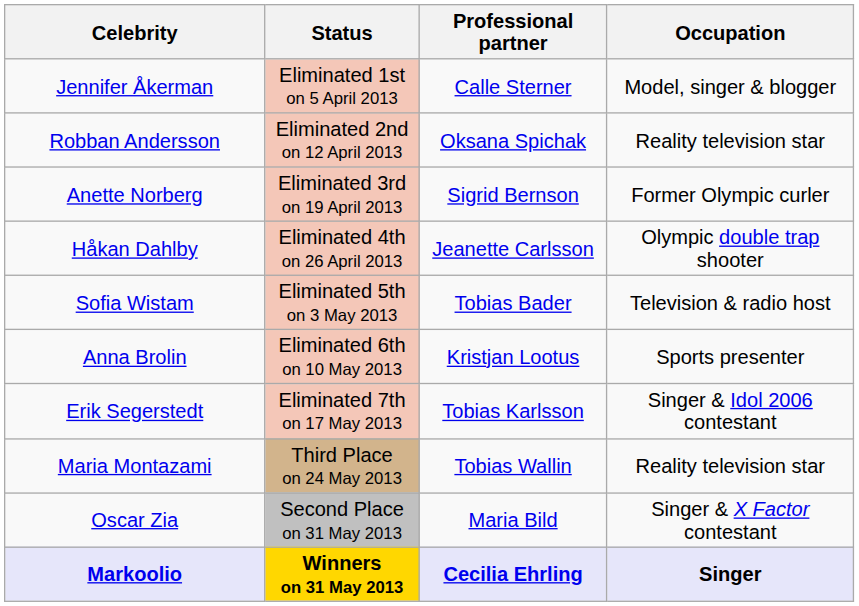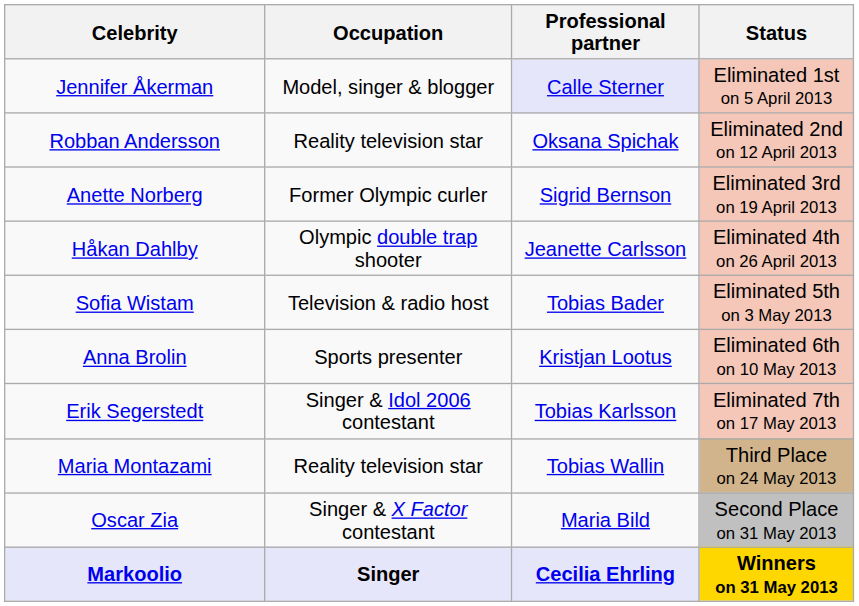columns swapped: (730, 32) <-> (342, 32)
(513, 86) no background -> (605, 86) lavender background
